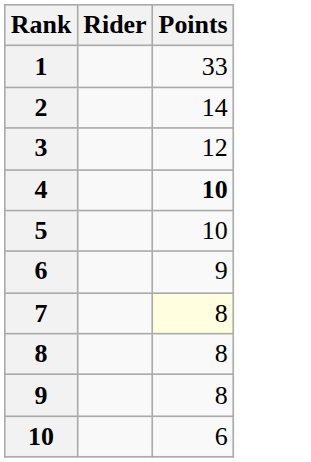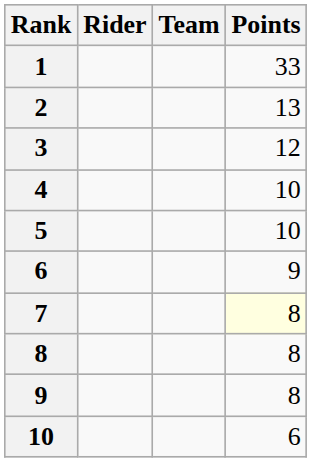+ column: (189, 25)
(215, 107) 14 -> (288, 107) 13
(215, 189) bold -> (288, 189) normal
